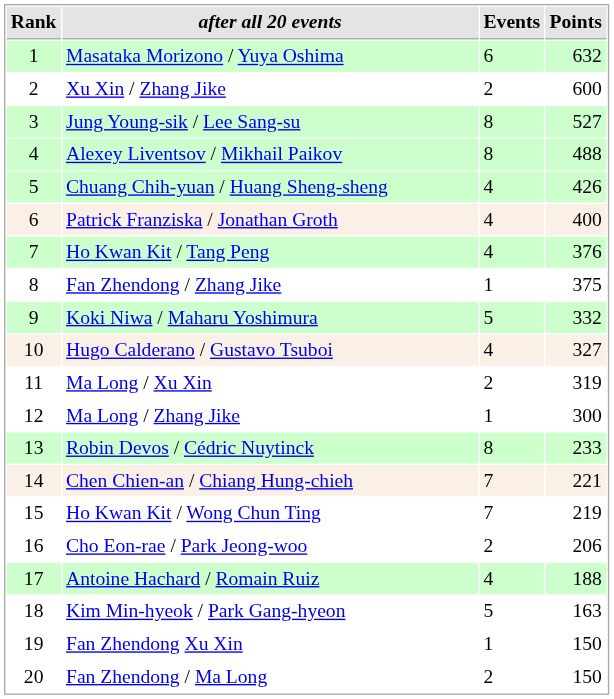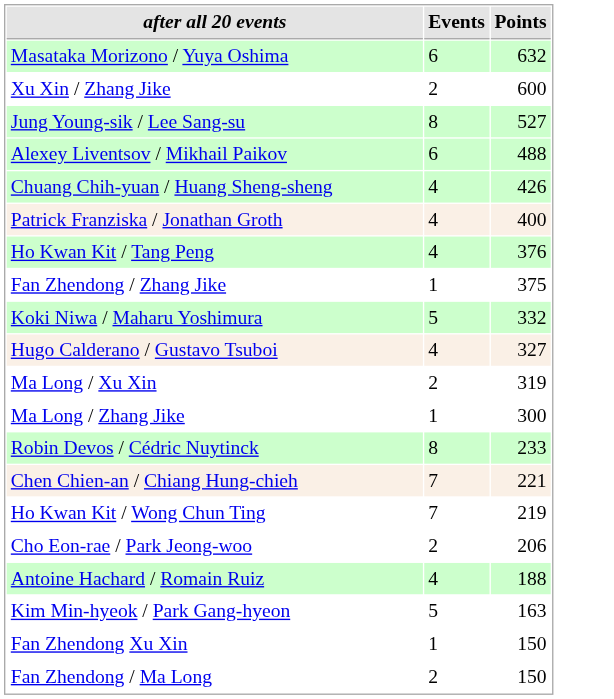- column: (34, 22)
(488, 154) 8 -> (433, 154) 6
